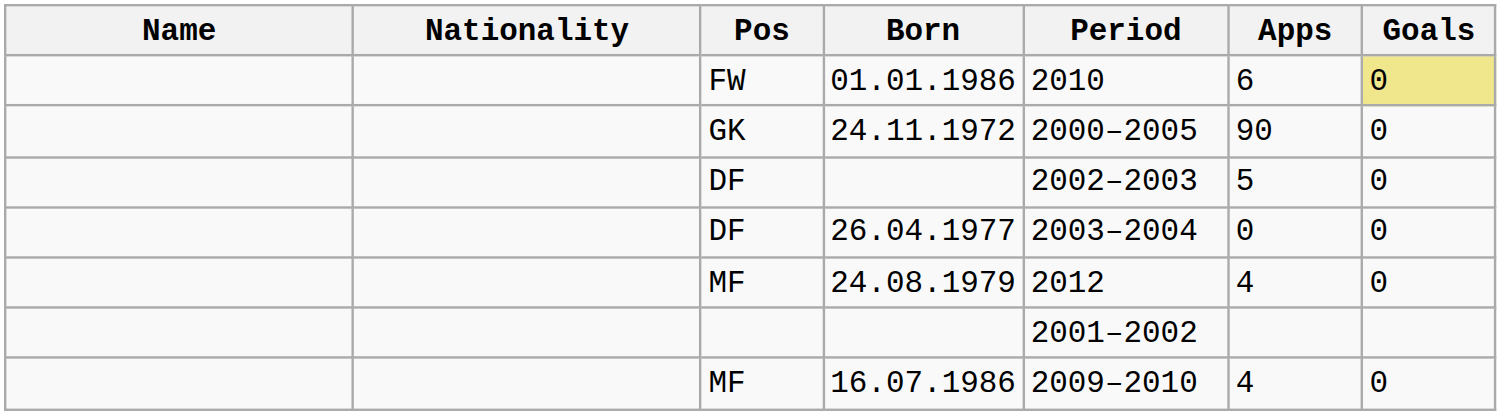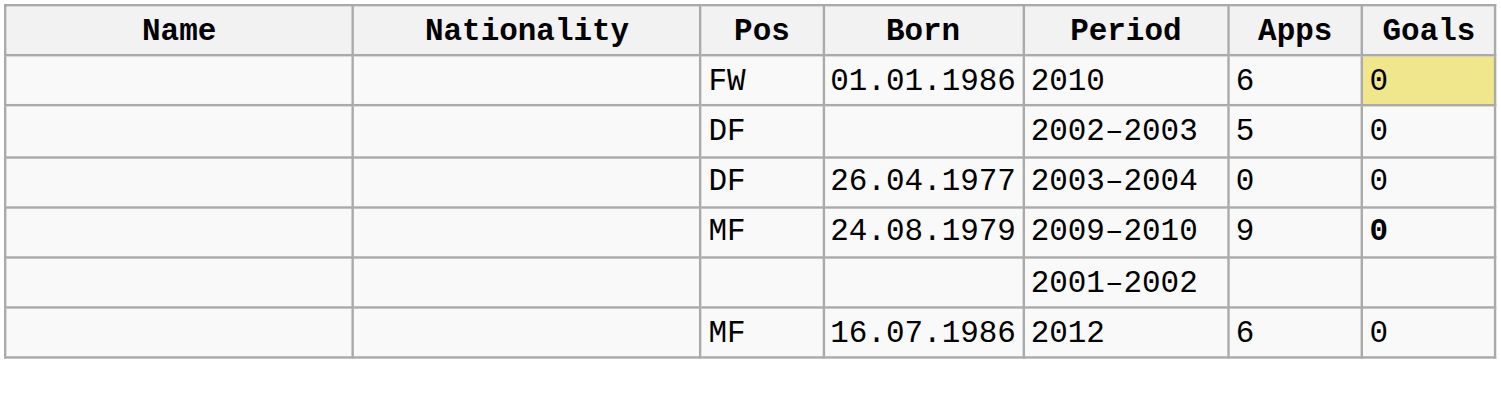- row: (727, 131)
(1068, 283) 2012 -> (1114, 232) 2009–2010
(1245, 283) 4 -> (1245, 232) 9
(1379, 283) normal -> (1379, 232) bold
(1114, 383) 2009–2010 -> (1068, 333) 2012
(1245, 383) 4 -> (1245, 333) 6
